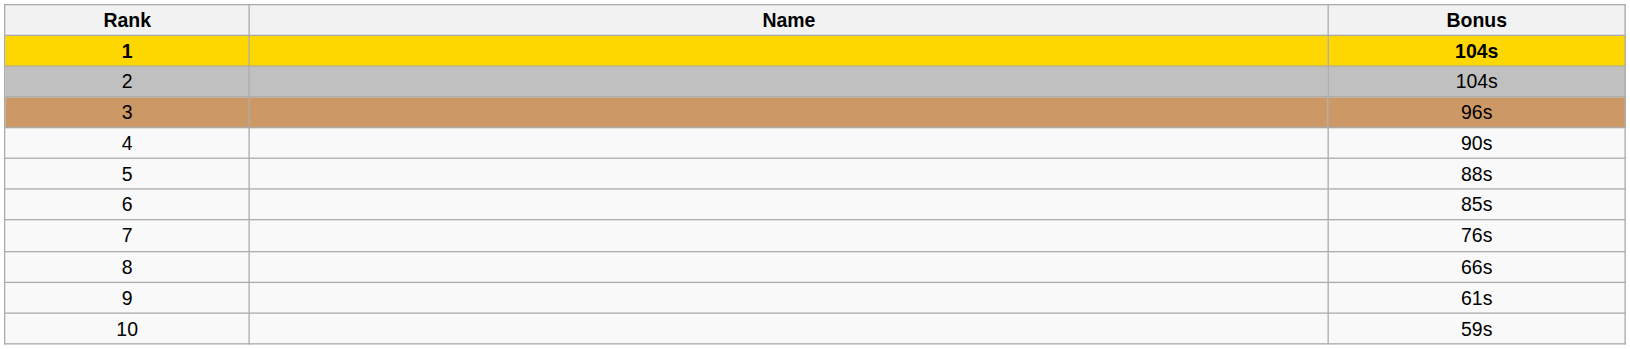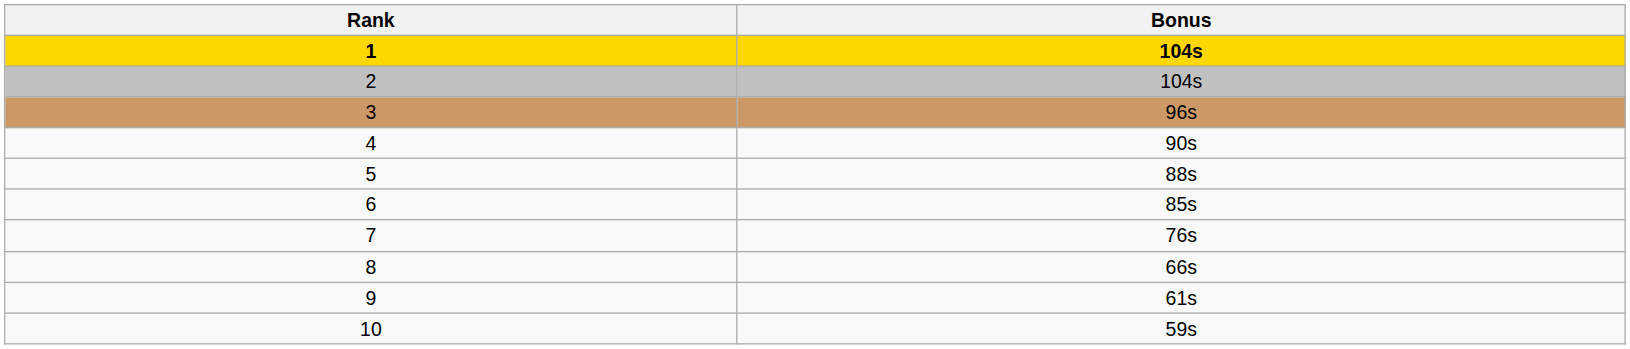- column: (789, 20)
